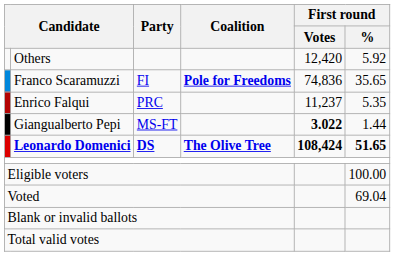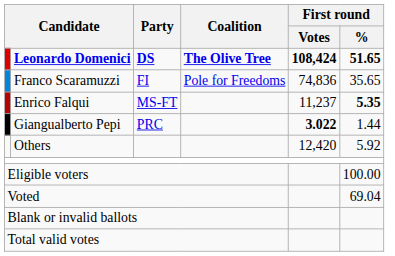rows swapped: (72, 146) <-> (32, 59)
(237, 80) bold -> (235, 80) normal
(150, 102) PRC -> (157, 102) MS-FT
(374, 102) normal -> (369, 102) bold
(157, 124) MS-FT -> (150, 124) PRC
